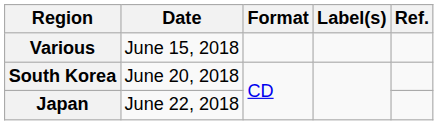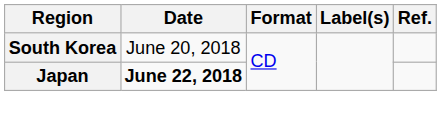- row: (62, 47)
(182, 104) normal -> (183, 76) bold
